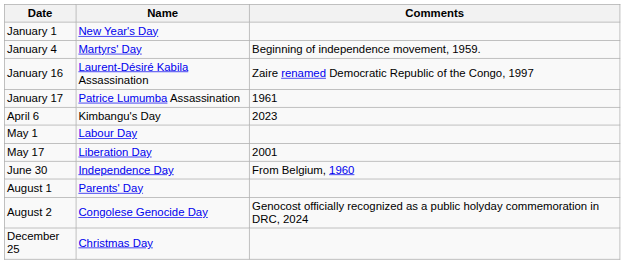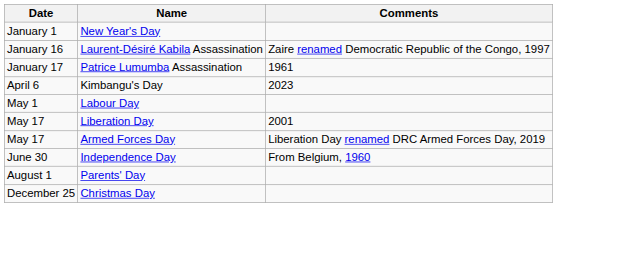- row: (110, 49)
+ row: (128, 139)
- row: (143, 212)
